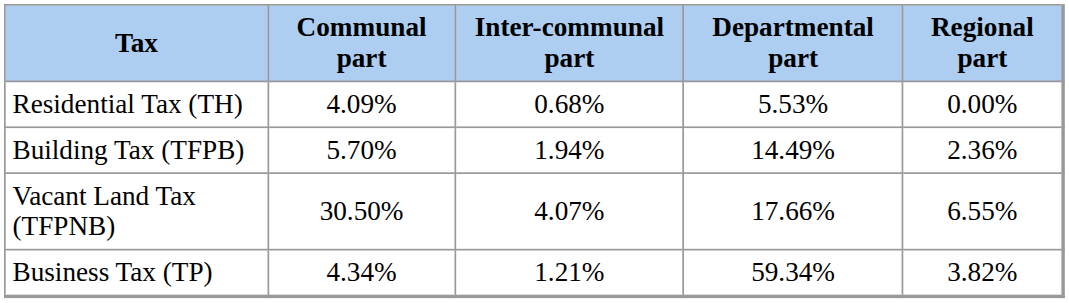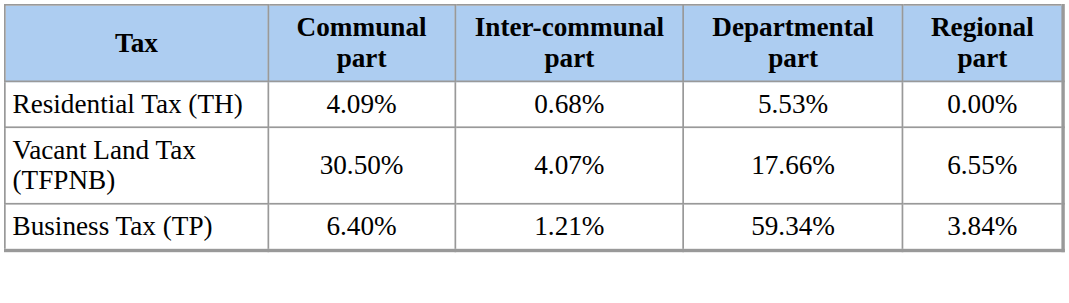- row: (128, 149)
(362, 272) 4.34% -> (362, 226) 6.40%
(982, 272) 3.82% -> (982, 226) 3.84%
